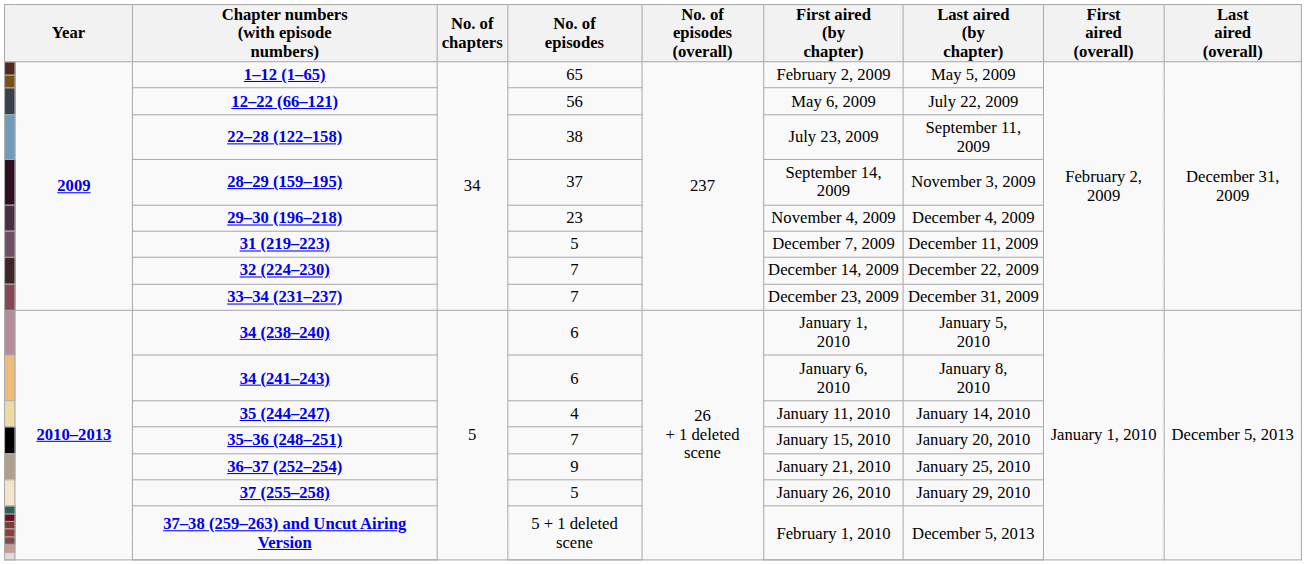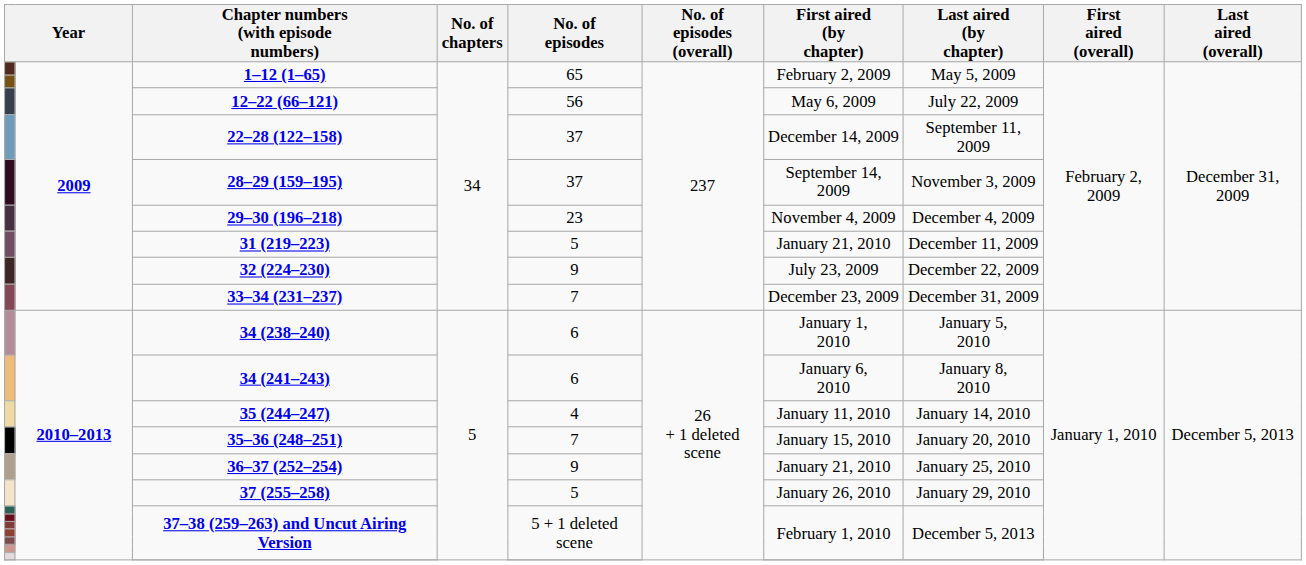(574, 137) 38 -> (574, 137) 37
(834, 137) July 23, 2009 -> (834, 137) December 14, 2009
(834, 244) December 7, 2009 -> (834, 244) January 21, 2010
(574, 270) 7 -> (574, 270) 9
(834, 270) December 14, 2009 -> (834, 270) July 23, 2009
